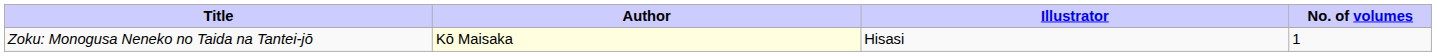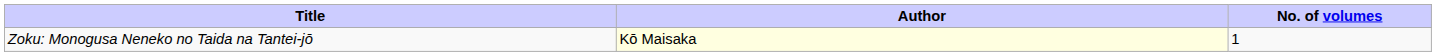- column: (1075, 16)
